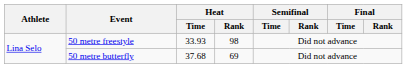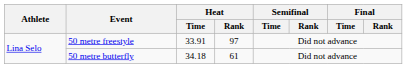(196, 41) 33.93 -> (196, 41) 33.91
(234, 41) 98 -> (234, 41) 97
(196, 56) 37.68 -> (196, 56) 34.18
(234, 56) 69 -> (234, 56) 61
